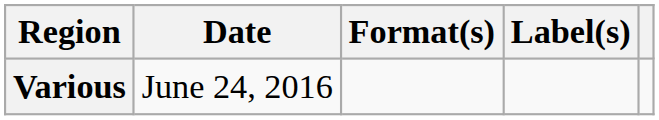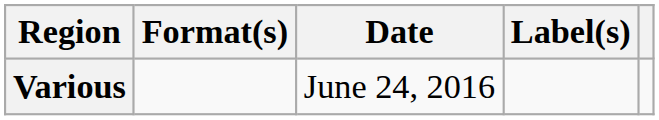columns swapped: (237, 31) <-> (422, 31)
